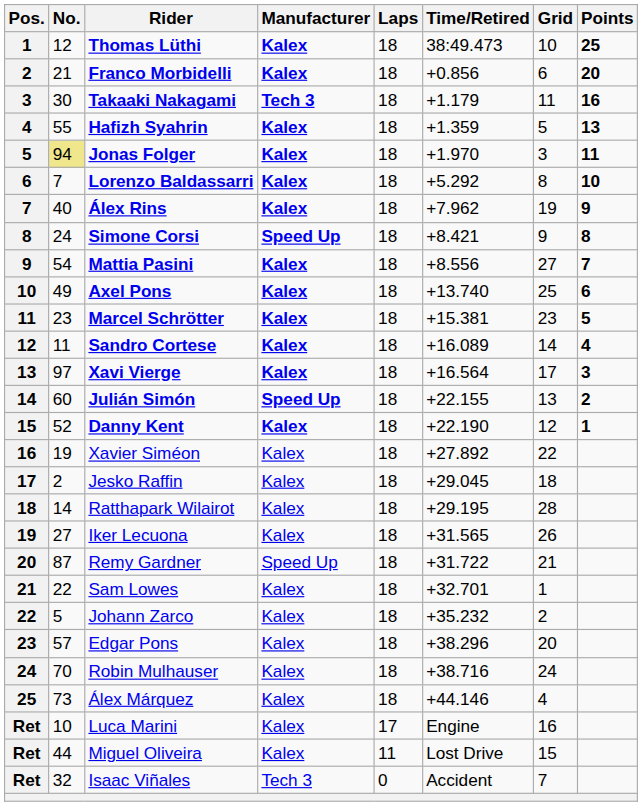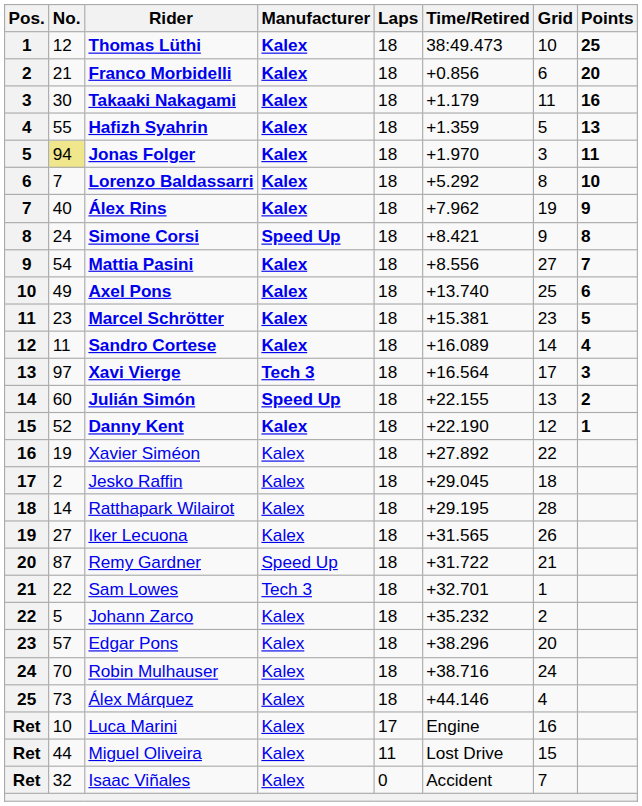(288, 100) Tech 3 -> (284, 100) Kalex
(284, 372) Kalex -> (288, 372) Tech 3
(283, 589) Kalex -> (287, 589) Tech 3
(287, 780) Tech 3 -> (283, 780) Kalex
